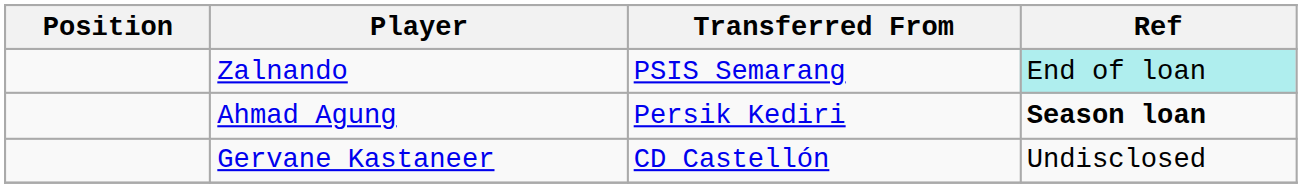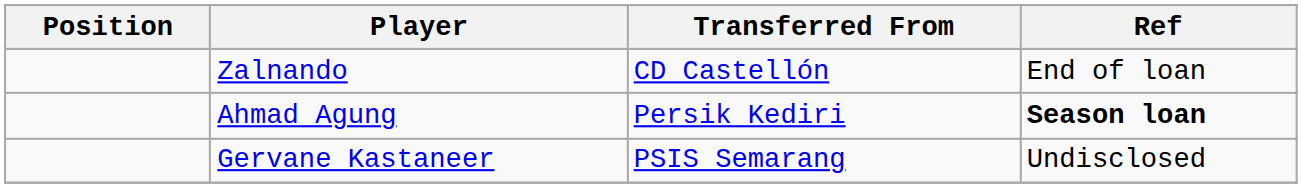(740, 71) PSIS Semarang -> (732, 71) CD Castellón
(1116, 71) paleturquoise background -> (1116, 71) no background
(732, 160) CD Castellón -> (740, 160) PSIS Semarang
